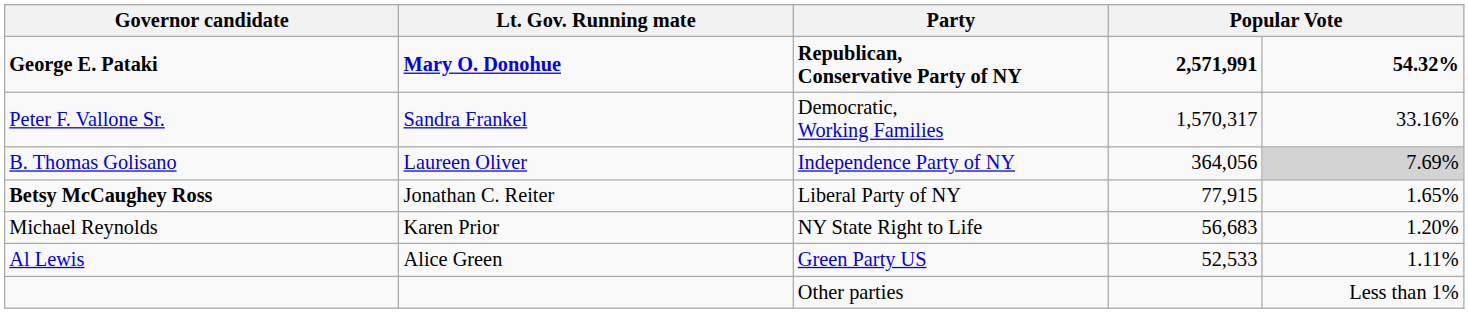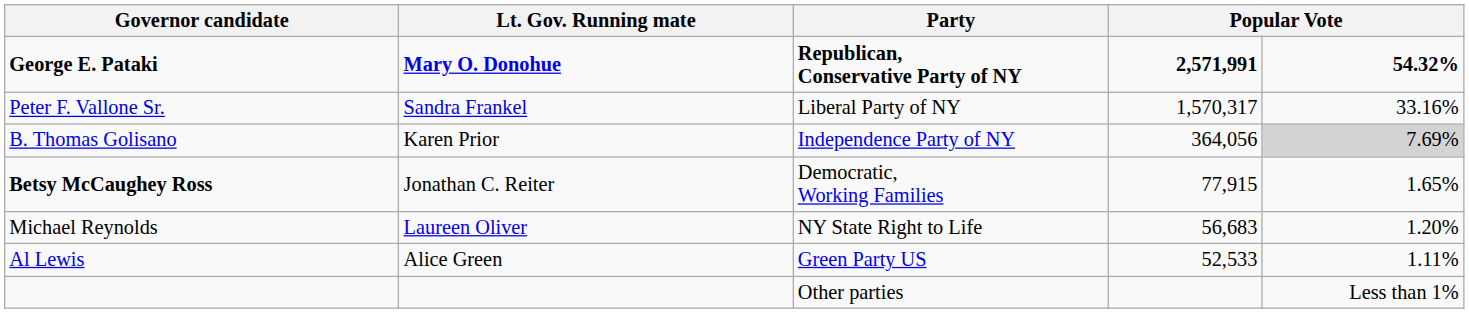(871, 119) Democratic, Working Families -> (879, 107) Liberal Party of NY
(465, 163) Laureen Oliver -> (451, 140) Karen Prior
(879, 195) Liberal Party of NY -> (871, 183) Democratic, Working Families
(451, 227) Karen Prior -> (465, 227) Laureen Oliver
